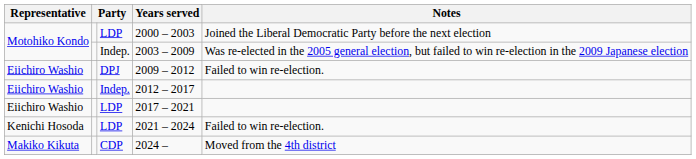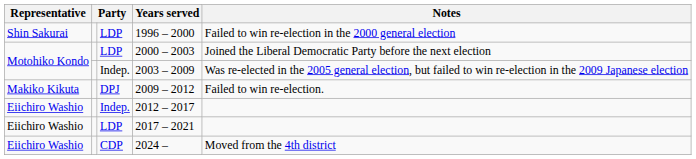+ row: (165, 32)
(45, 70) Eiichiro Washio -> (43, 88) Makiko Kikuta
- row: (165, 126)
(43, 145) Makiko Kikuta -> (45, 145) Eiichiro Washio
